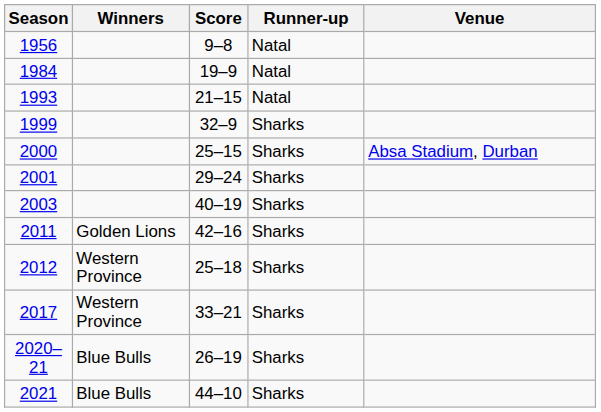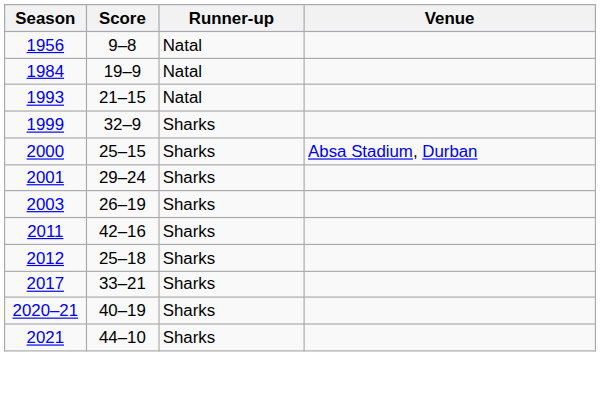- column: (131, 18)
(218, 205) 40–19 -> (122, 205) 26–19
(218, 358) 26–19 -> (122, 311) 40–19
